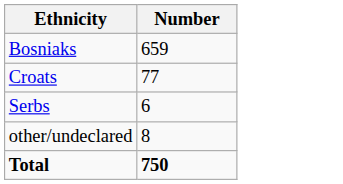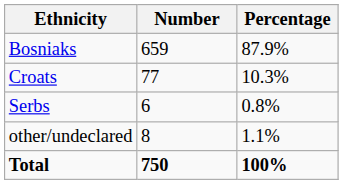+ column: (287, 19)
